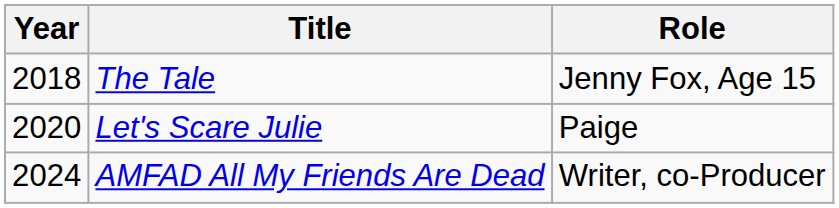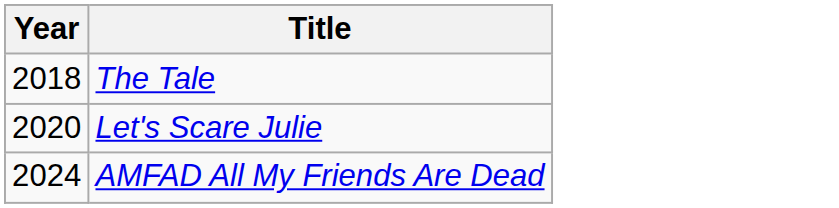- column: (692, 29)
